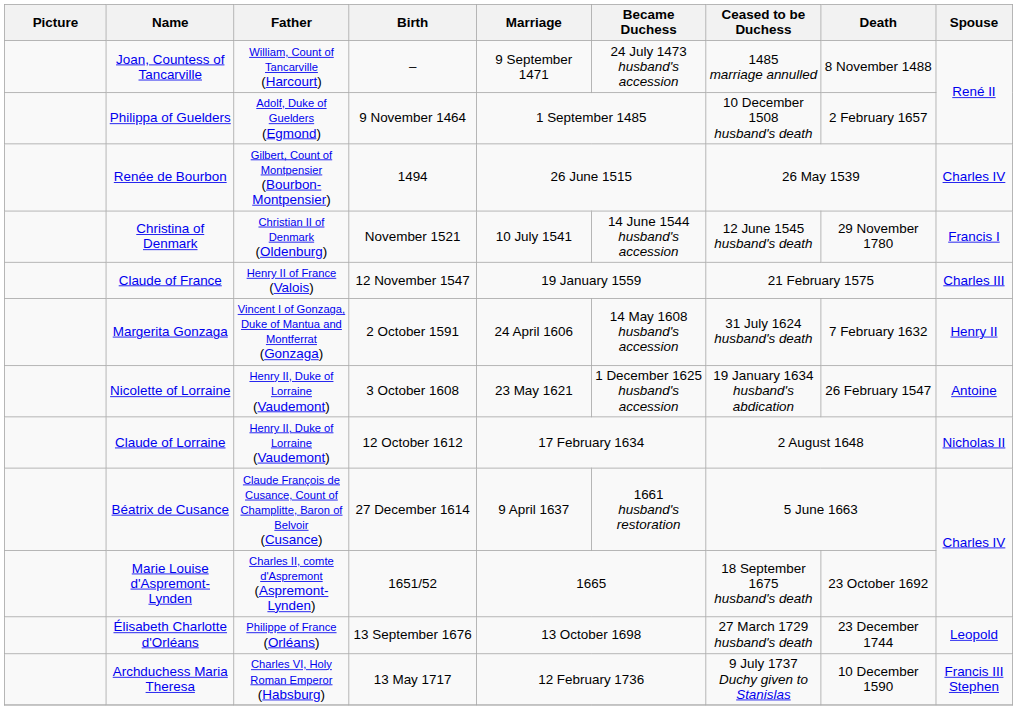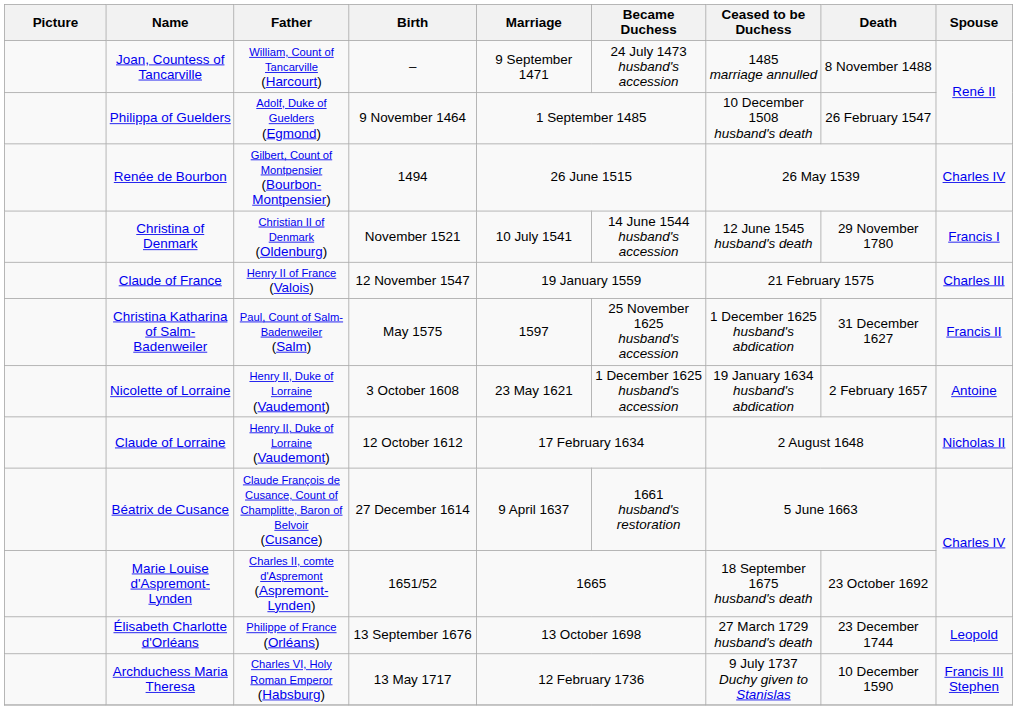(878, 118) 2 February 1657 -> (878, 118) 26 February 1547
- row: (170, 332)
+ row: (170, 332)
(878, 391) 26 February 1547 -> (878, 391) 2 February 1657
